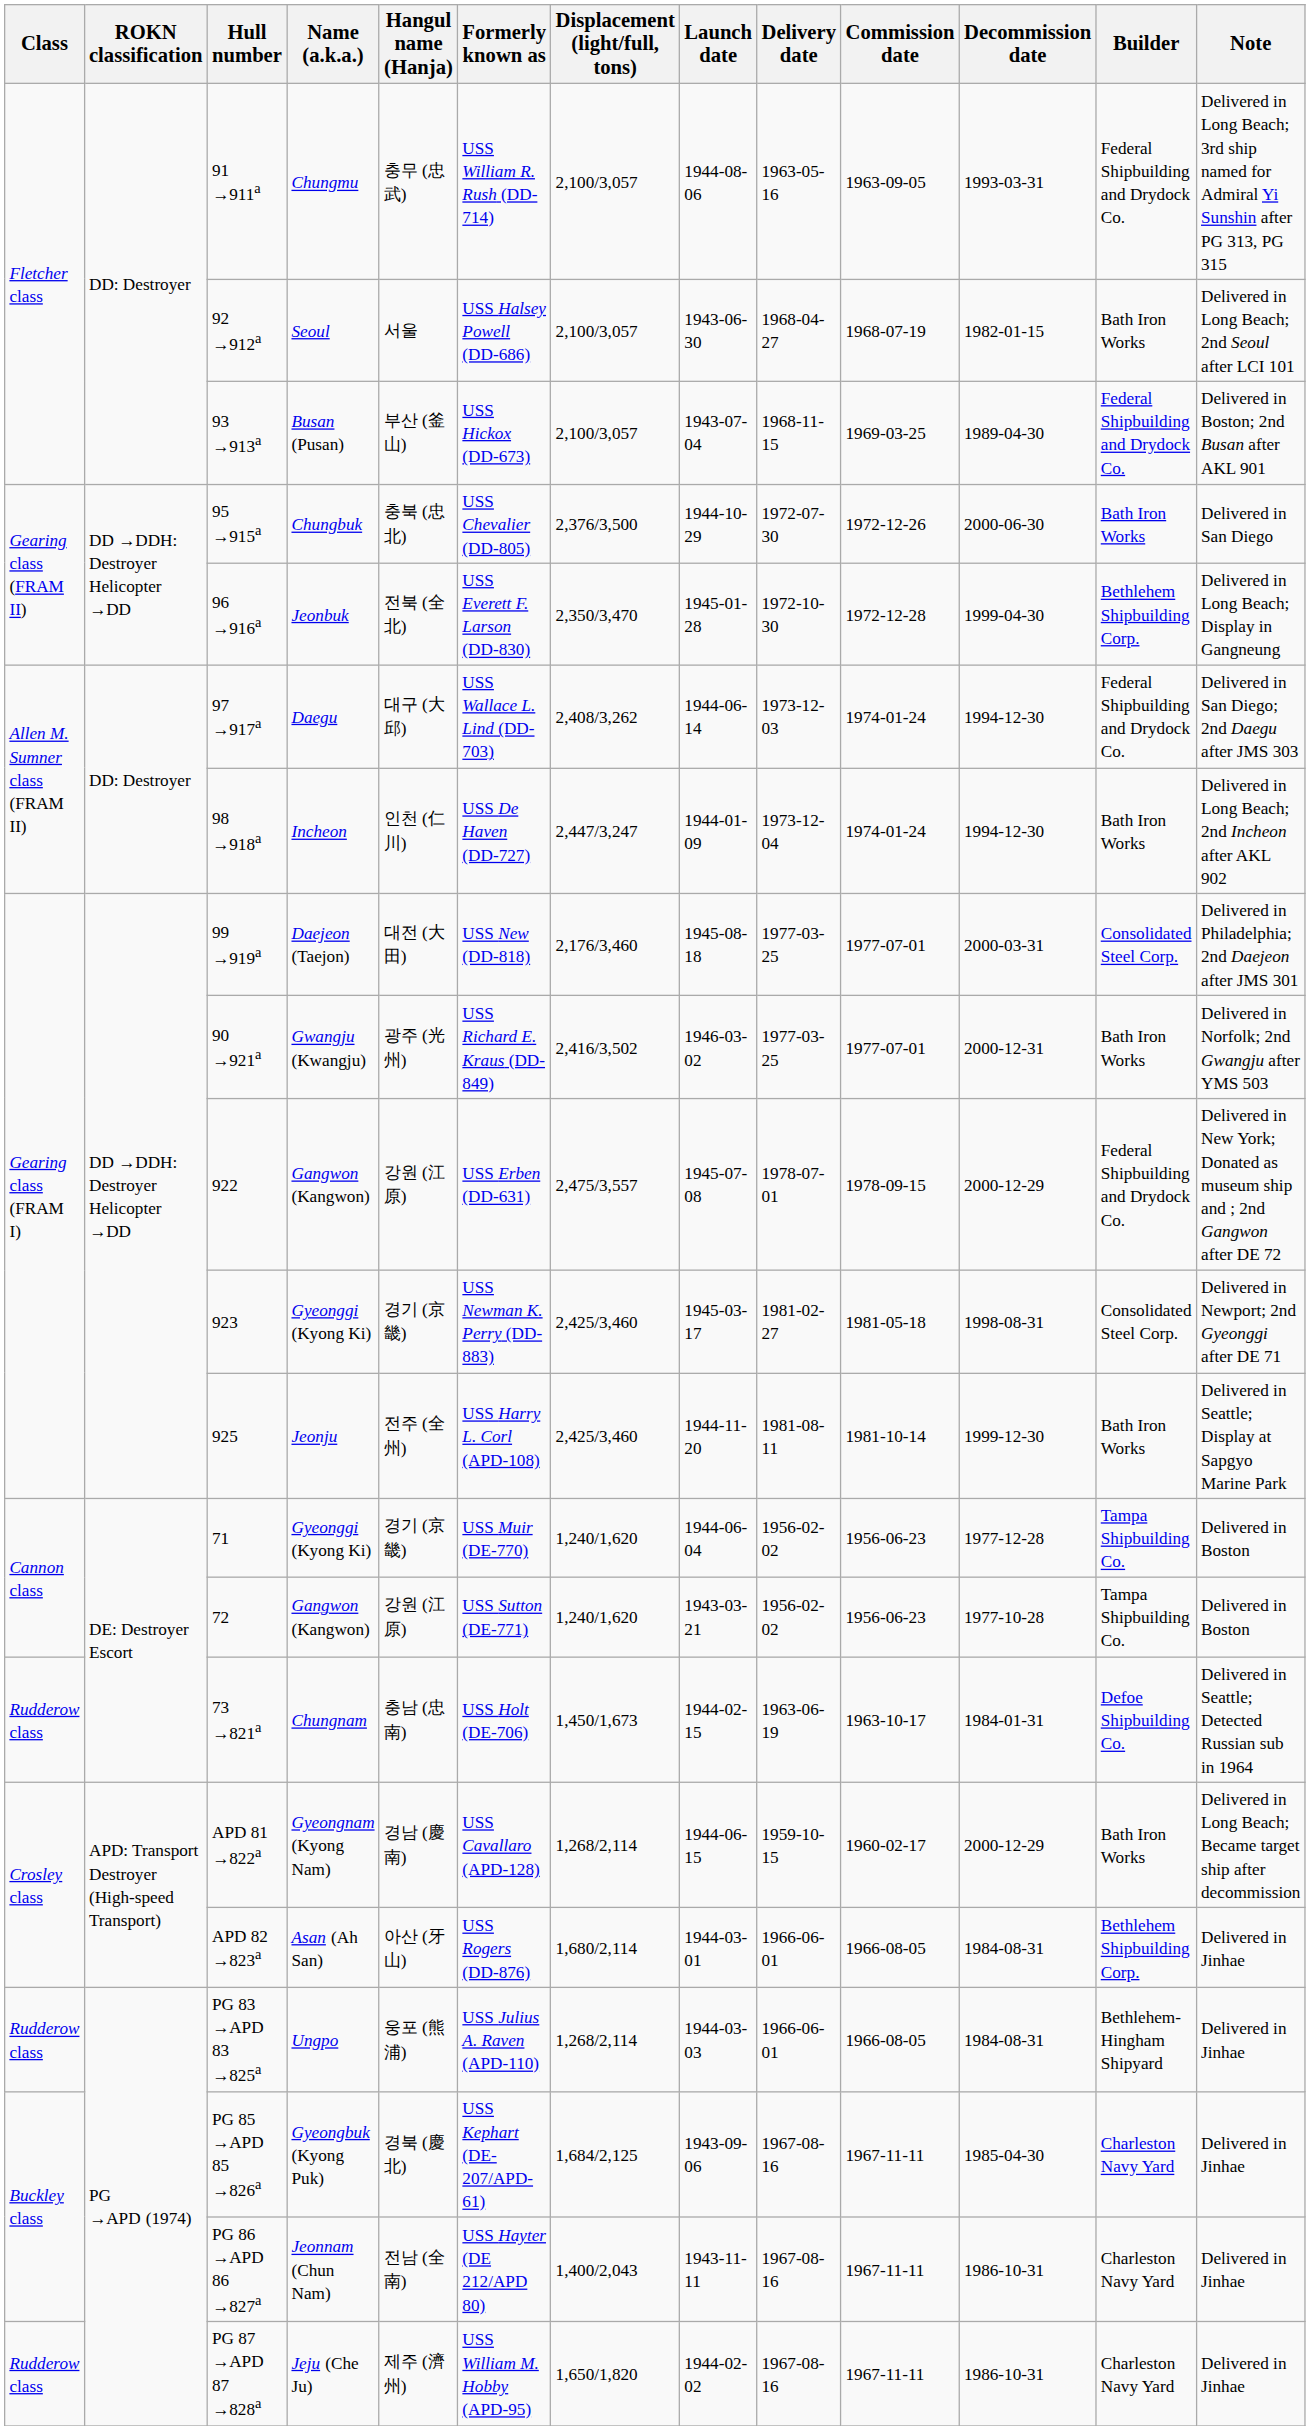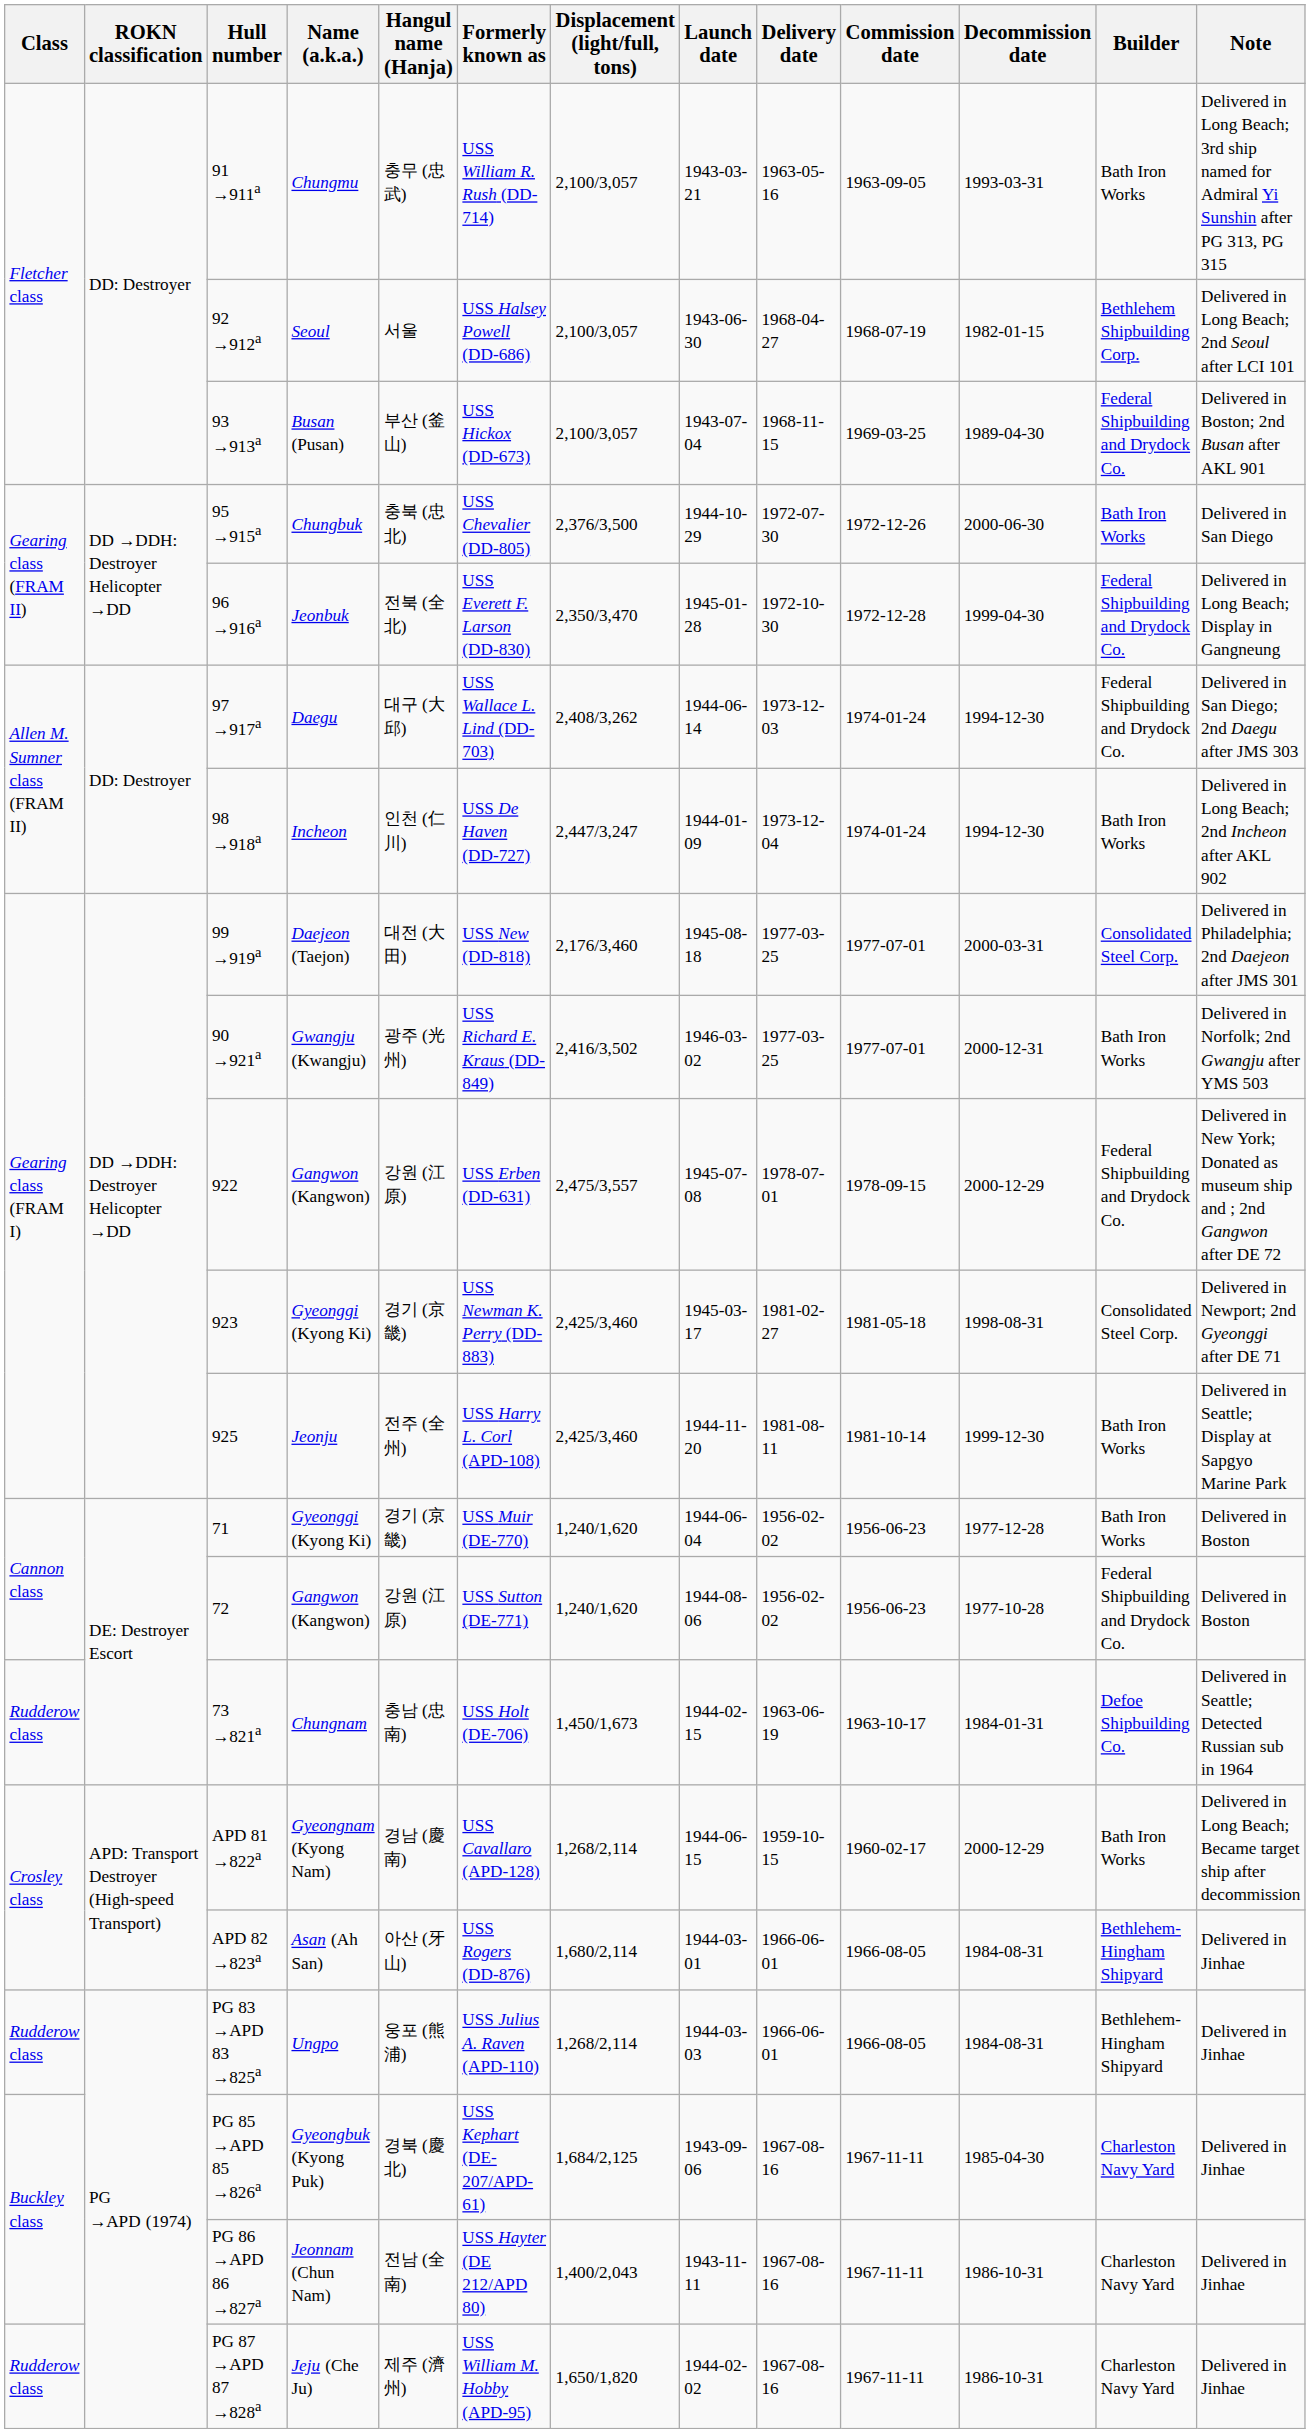(716, 182) 1944-08-06 -> (716, 182) 1943-03-21
(1145, 182) Federal Shipbuilding and Drydock Co. -> (1133, 182) Bath Iron Works
(1133, 331) Bath Iron Works -> (1145, 330) Bethlehem Shipbuilding Corp.
(1145, 614) Bethlehem Shipbuilding Corp. -> (1145, 614) Federal Shipbuilding and Drydock Co.
(1145, 1537) Tampa Shipbuilding Co. -> (1133, 1528) Bath Iron Works
(716, 1618) 1943-03-21 -> (716, 1609) 1944-08-06
(1145, 1618) Tampa Shipbuilding Co. -> (1145, 1609) Federal Shipbuilding and Drydock Co.
(1145, 1947) Bethlehem Shipbuilding Corp. -> (1141, 1949) Bethlehem-Hingham Shipyard
